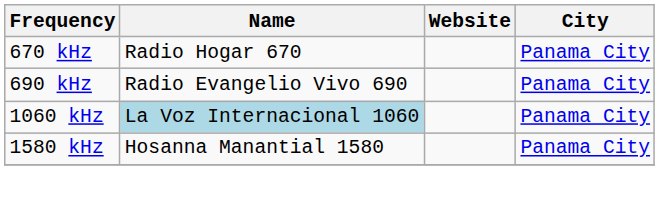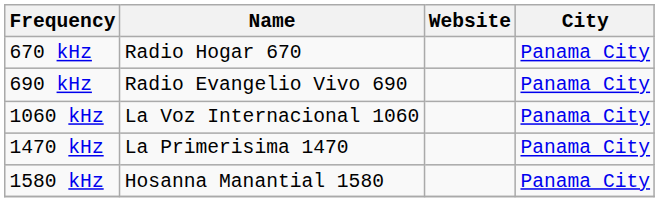(272, 117) lightblue background -> (272, 117) no background
+ row: (57, 149)
